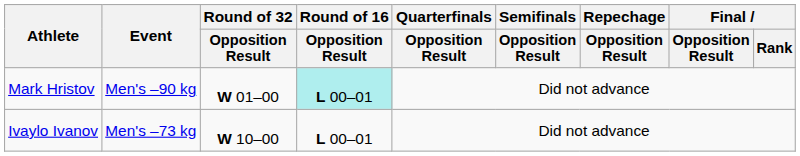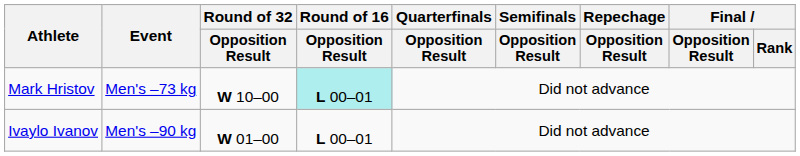(151, 89) Men's –90 kg -> (151, 89) Men's –73 kg
(248, 98) W 01–00 -> (248, 98) W 10–00
(151, 130) Men's –73 kg -> (151, 130) Men's –90 kg
(248, 139) W 10–00 -> (248, 139) W 01–00
